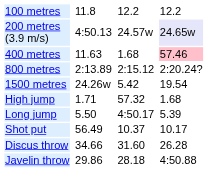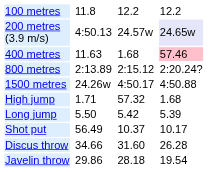(128, 84) 5.42 -> (136, 84) 4:50.17
(174, 84) 19.54 -> (178, 84) 4:50.88
(136, 114) 4:50.17 -> (128, 114) 5.42
(178, 160) 4:50.88 -> (174, 160) 19.54
